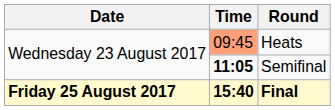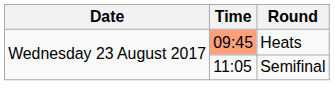(233, 67) bold -> (233, 67) normal
- row: (280, 92)
